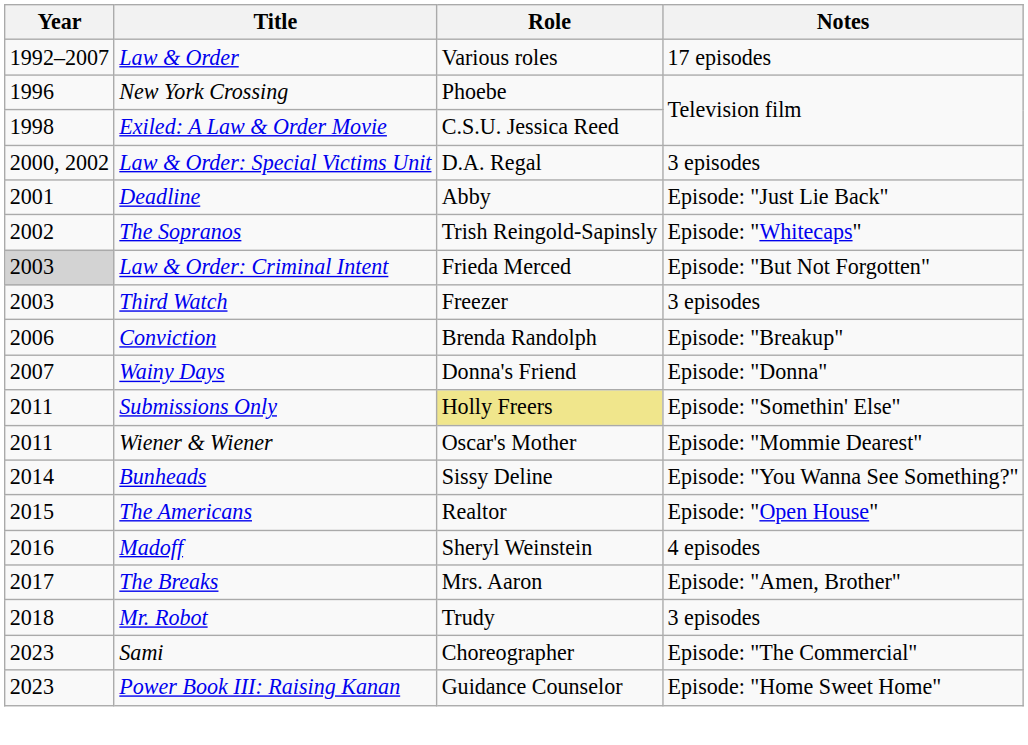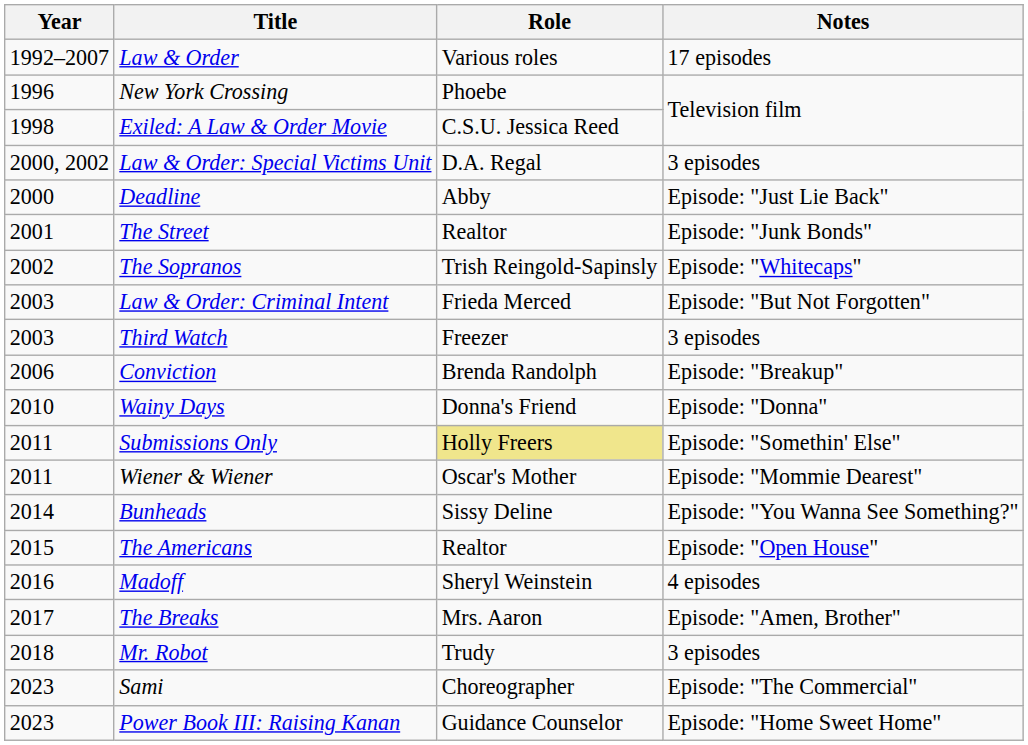(32, 197) 2001 -> (32, 197) 2000
+ row: (164, 232)
(32, 267) lightgrey background -> (32, 302) no background
(32, 372) 2007 -> (32, 407) 2010
